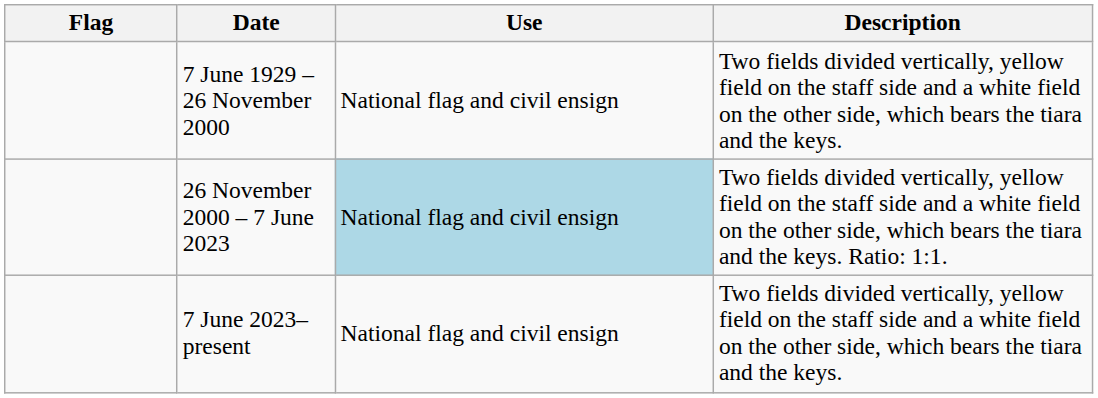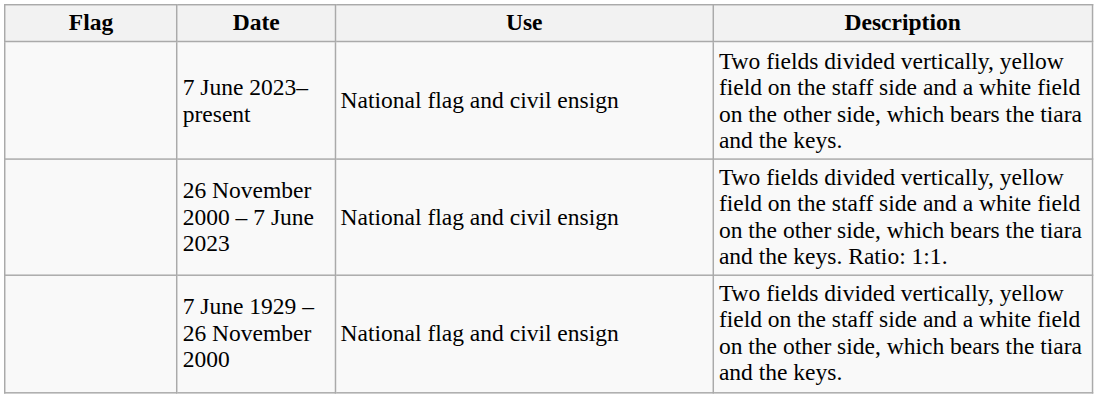rows swapped: (248, 100) <-> (245, 333)
(480, 216) lightblue background -> (480, 216) no background
